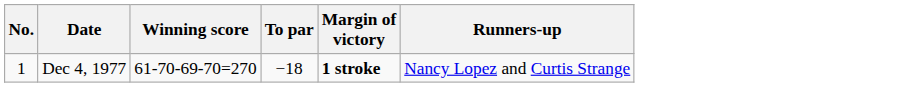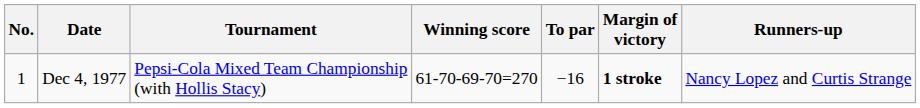+ column: (271, 29)
(289, 68) −18 -> (570, 78) −16
